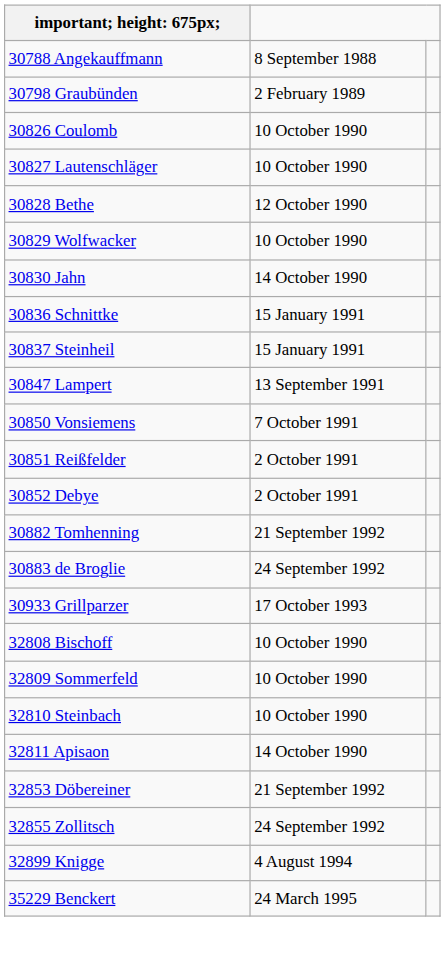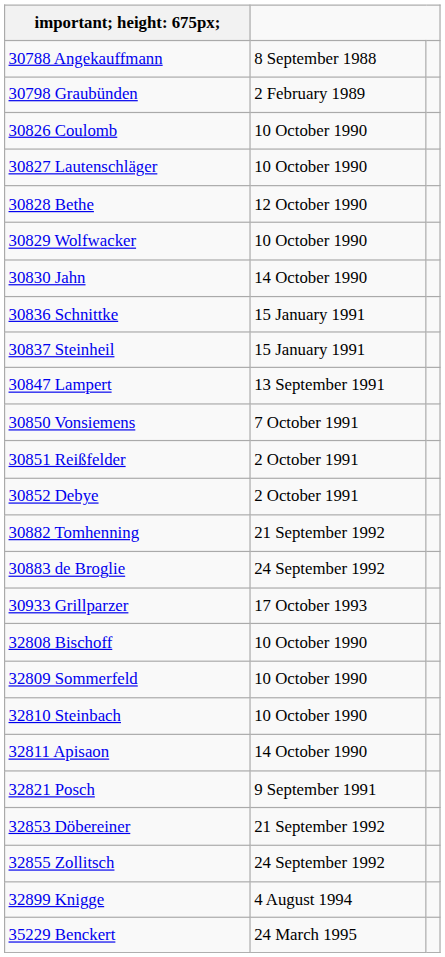+ row: (52, 789)
